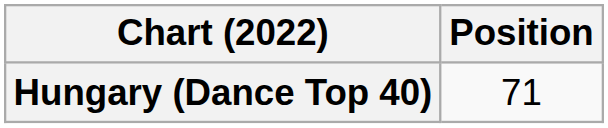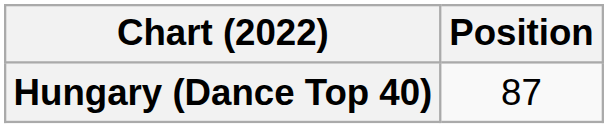(521, 91) 71 -> (521, 91) 87
